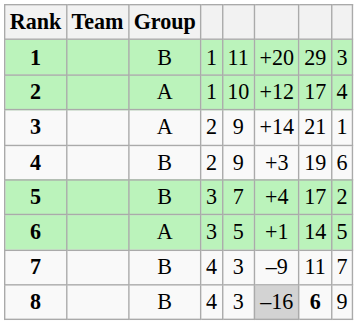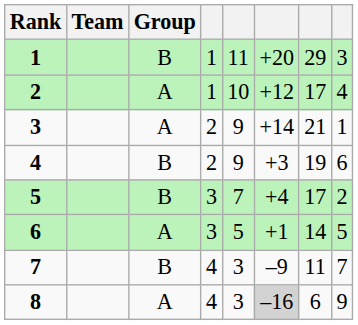(165, 302) B -> (165, 302) A
(315, 302) bold -> (315, 302) normal
